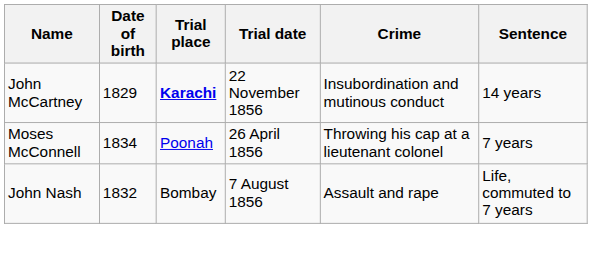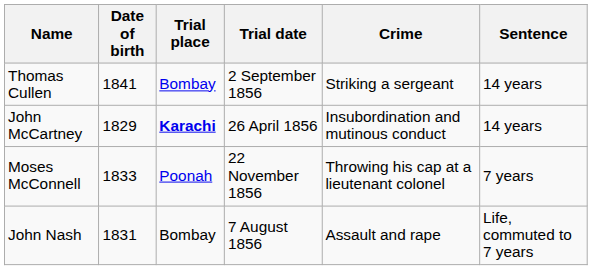+ row: (36, 84)
(264, 92) 22 November 1856 -> (273, 125) 26 April 1856
(120, 143) 1834 -> (120, 176) 1833
(254, 143) 26 April 1856 -> (263, 176) 22 November 1856
(120, 193) 1832 -> (120, 235) 1831
